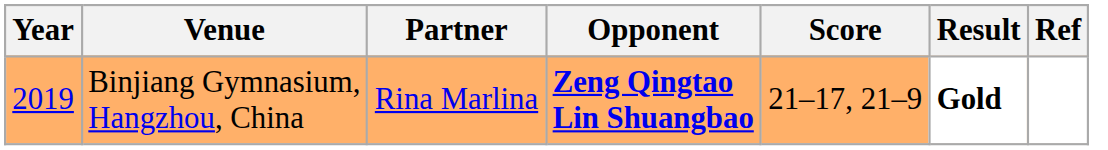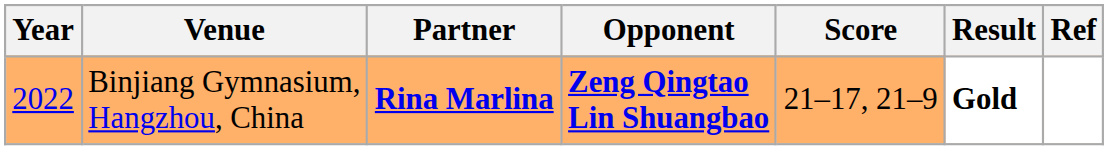(43, 99) 2019 -> (43, 99) 2022
(457, 99) normal -> (464, 99) bold
